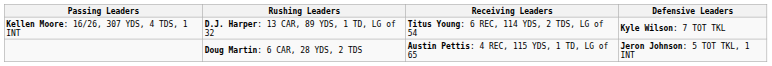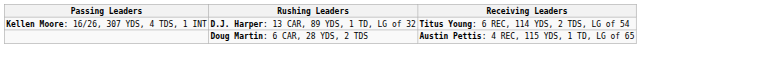- column: (693, 11)
